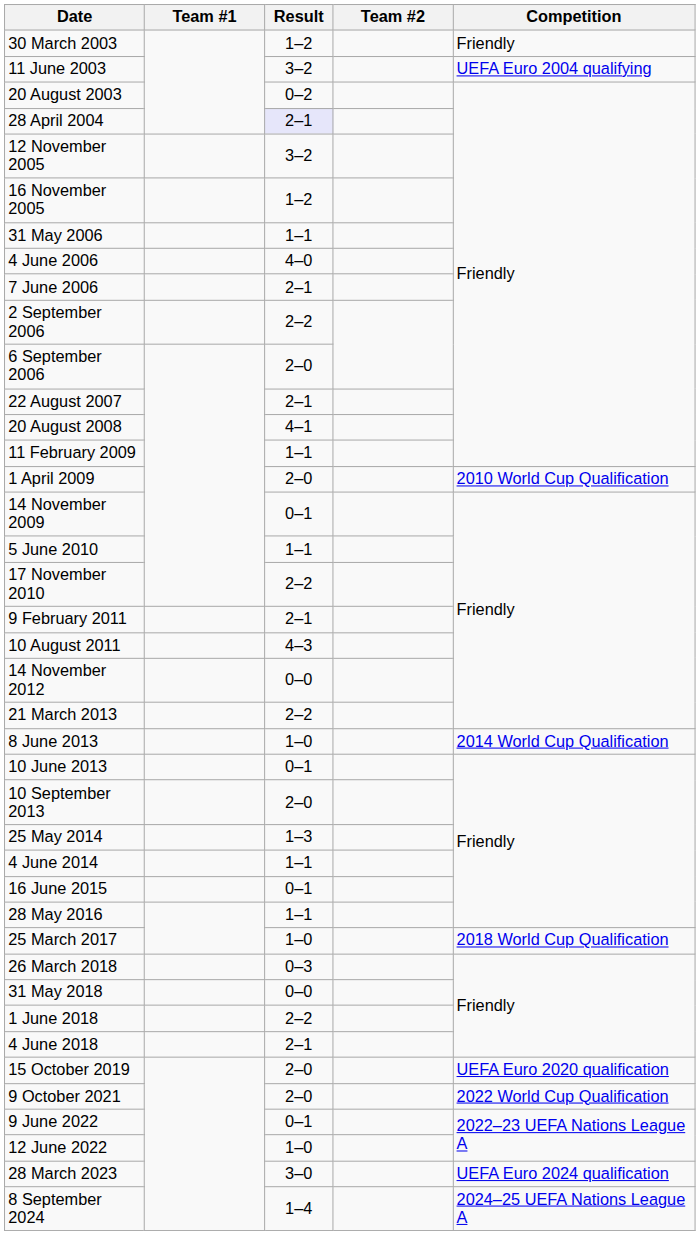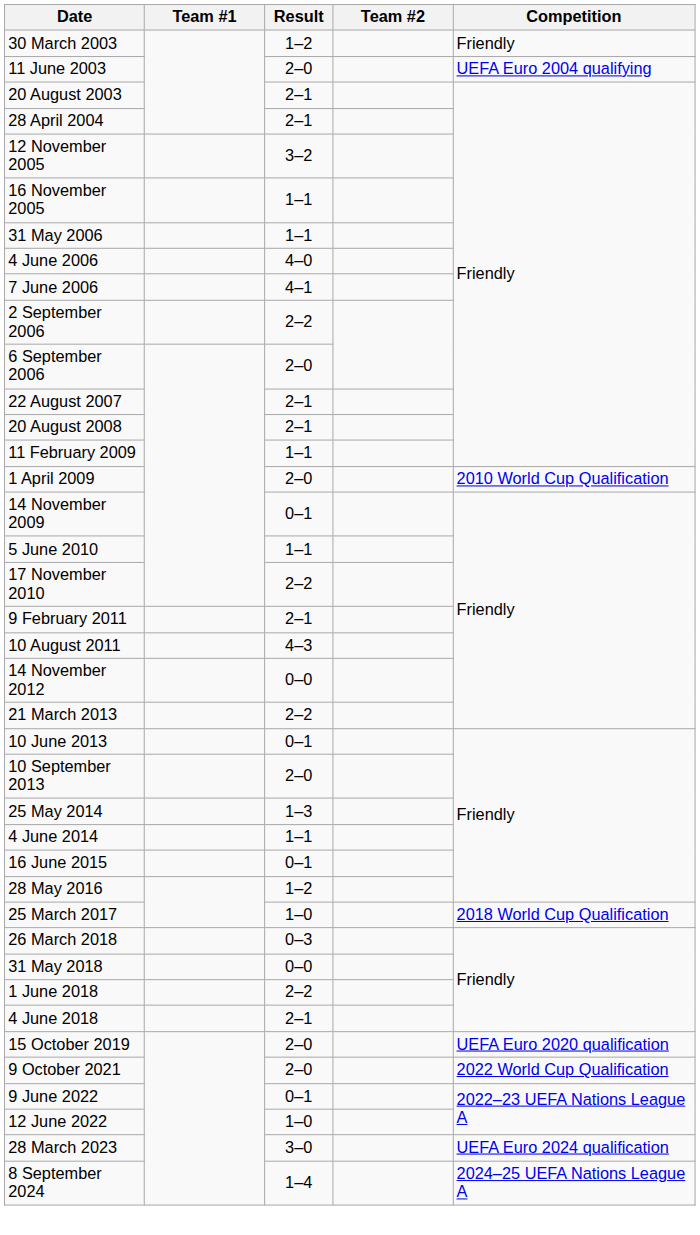(299, 69) 3–2 -> (299, 69) 2–0
(299, 95) 0–2 -> (299, 95) 2–1
(299, 120) lavender background -> (299, 120) no background
(299, 200) 1–2 -> (299, 200) 1–1
(299, 287) 2–1 -> (299, 287) 4–1
(299, 427) 4–1 -> (299, 427) 2–1
- row: (53, 741)
(299, 914) 1–1 -> (299, 889) 1–2
